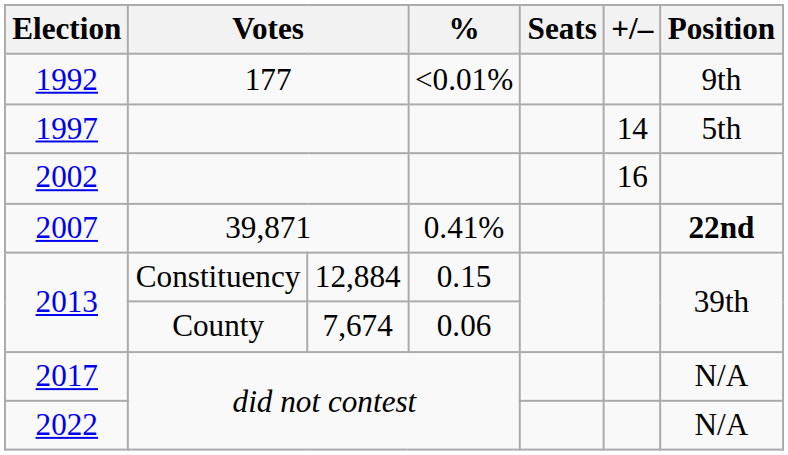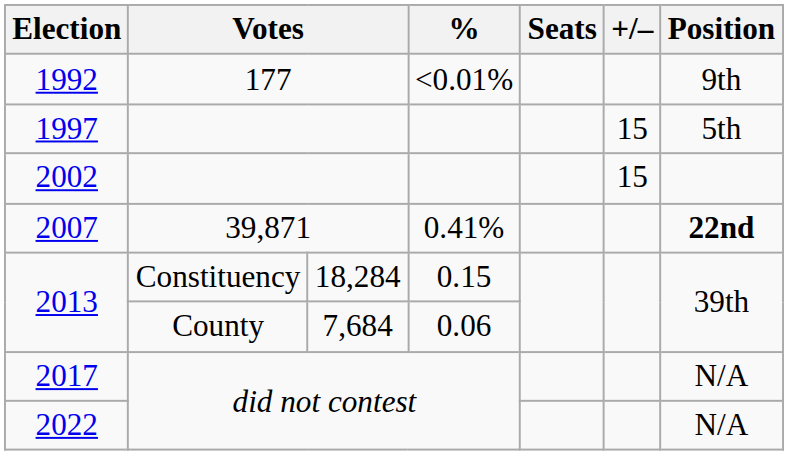(632, 128) 14 -> (632, 128) 15
(632, 177) 16 -> (632, 177) 15
(358, 276) 12,884 -> (358, 276) 18,284
(358, 326) 7,674 -> (358, 326) 7,684
